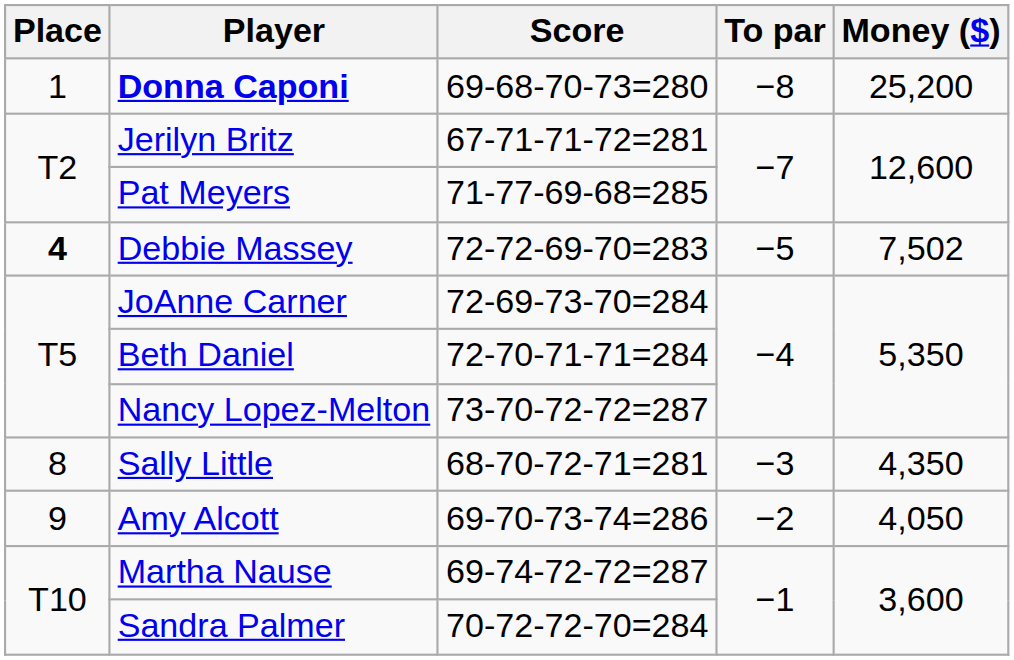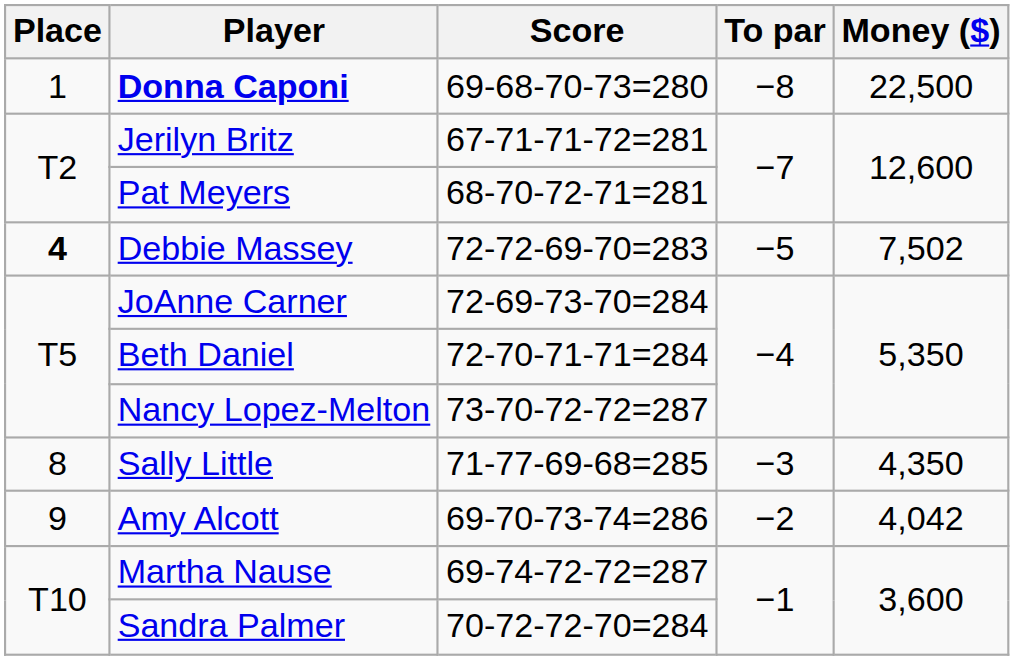(921, 85) 25,200 -> (921, 85) 22,500
(577, 193) 71-77-69-68=285 -> (577, 193) 68-70-72-71=281
(577, 463) 68-70-72-71=281 -> (577, 463) 71-77-69-68=285
(921, 517) 4,050 -> (921, 517) 4,042
